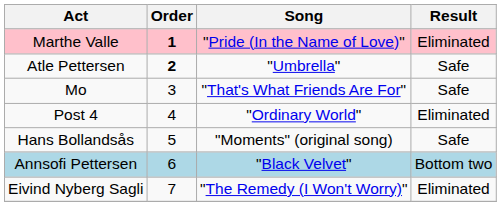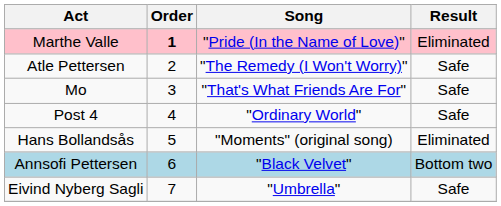(172, 66) bold -> (172, 66) normal
(304, 66) "Umbrella" -> (304, 66) "The Remedy (I Won't Worry)"
(454, 115) Eliminated -> (454, 115) Safe
(454, 139) Safe -> (454, 139) Eliminated
(304, 189) "The Remedy (I Won't Worry)" -> (304, 189) "Umbrella"
(454, 189) Eliminated -> (454, 189) Safe
